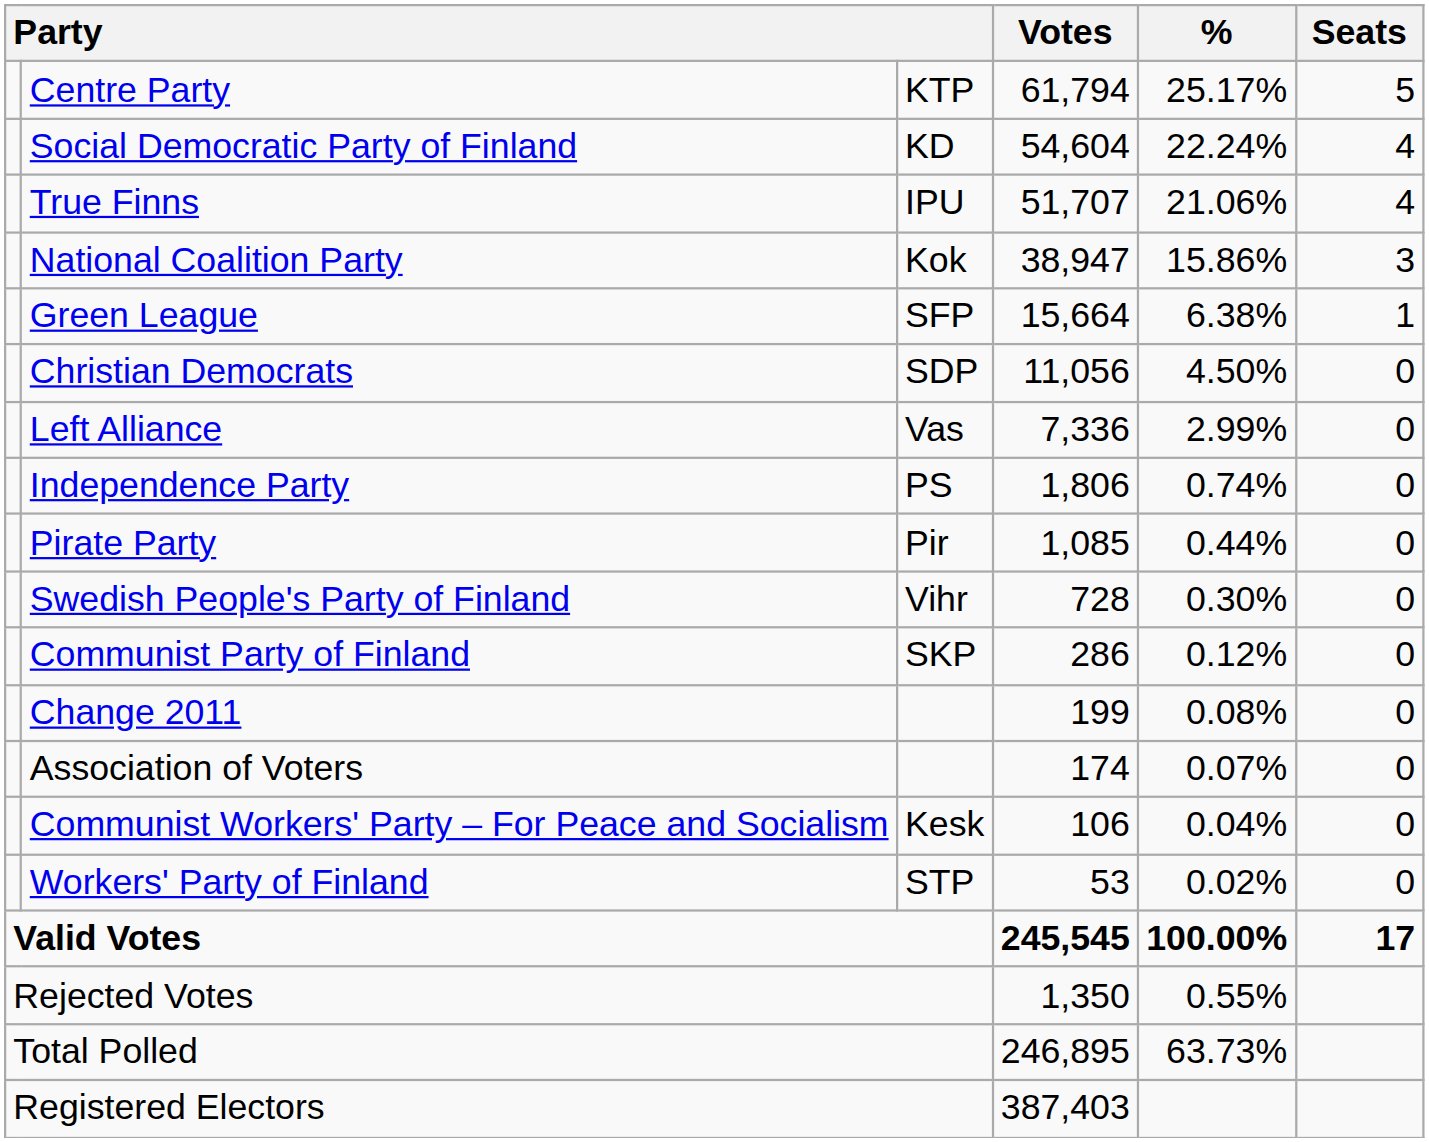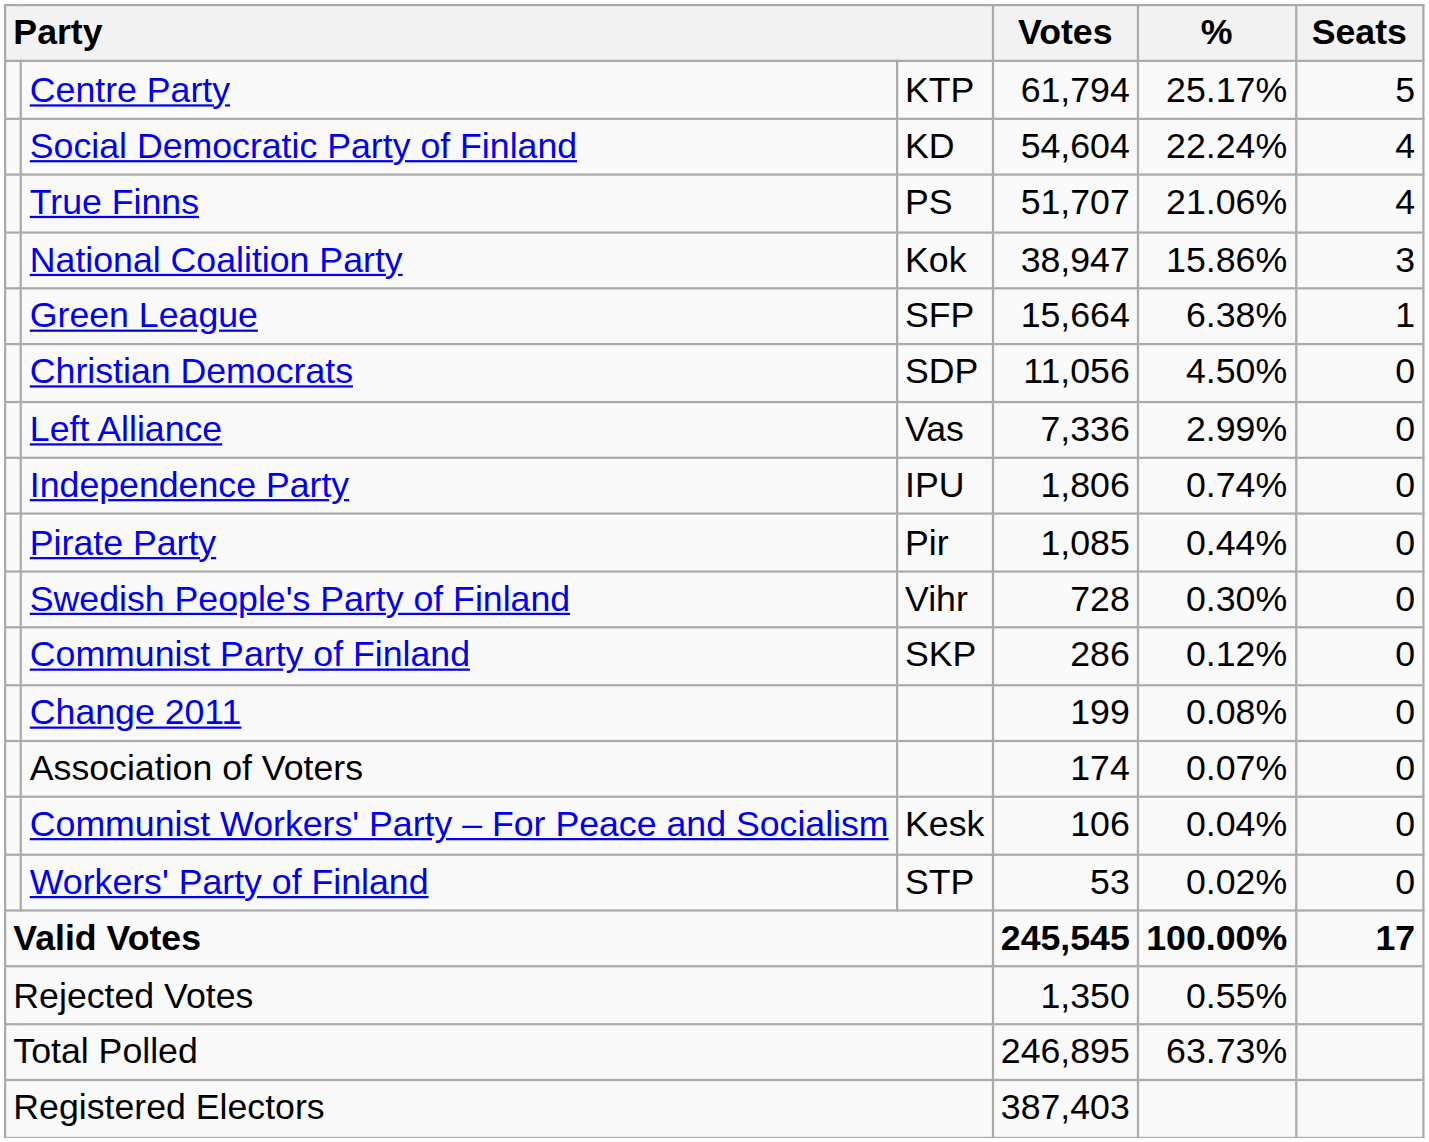(935, 202) IPU -> (929, 202) PS
(929, 485) PS -> (935, 485) IPU
